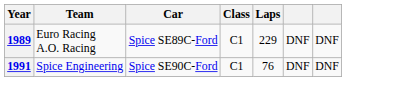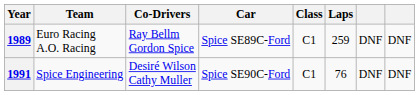+ column: (162, 14)
(268, 41) 229 -> (341, 41) 259
